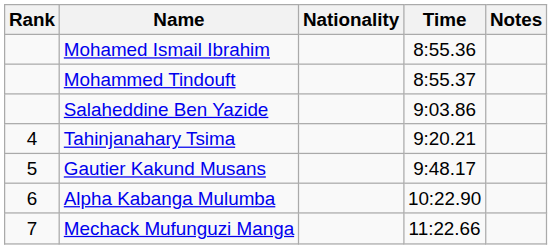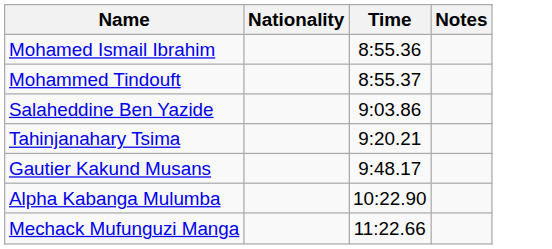- column: (32, 20)
